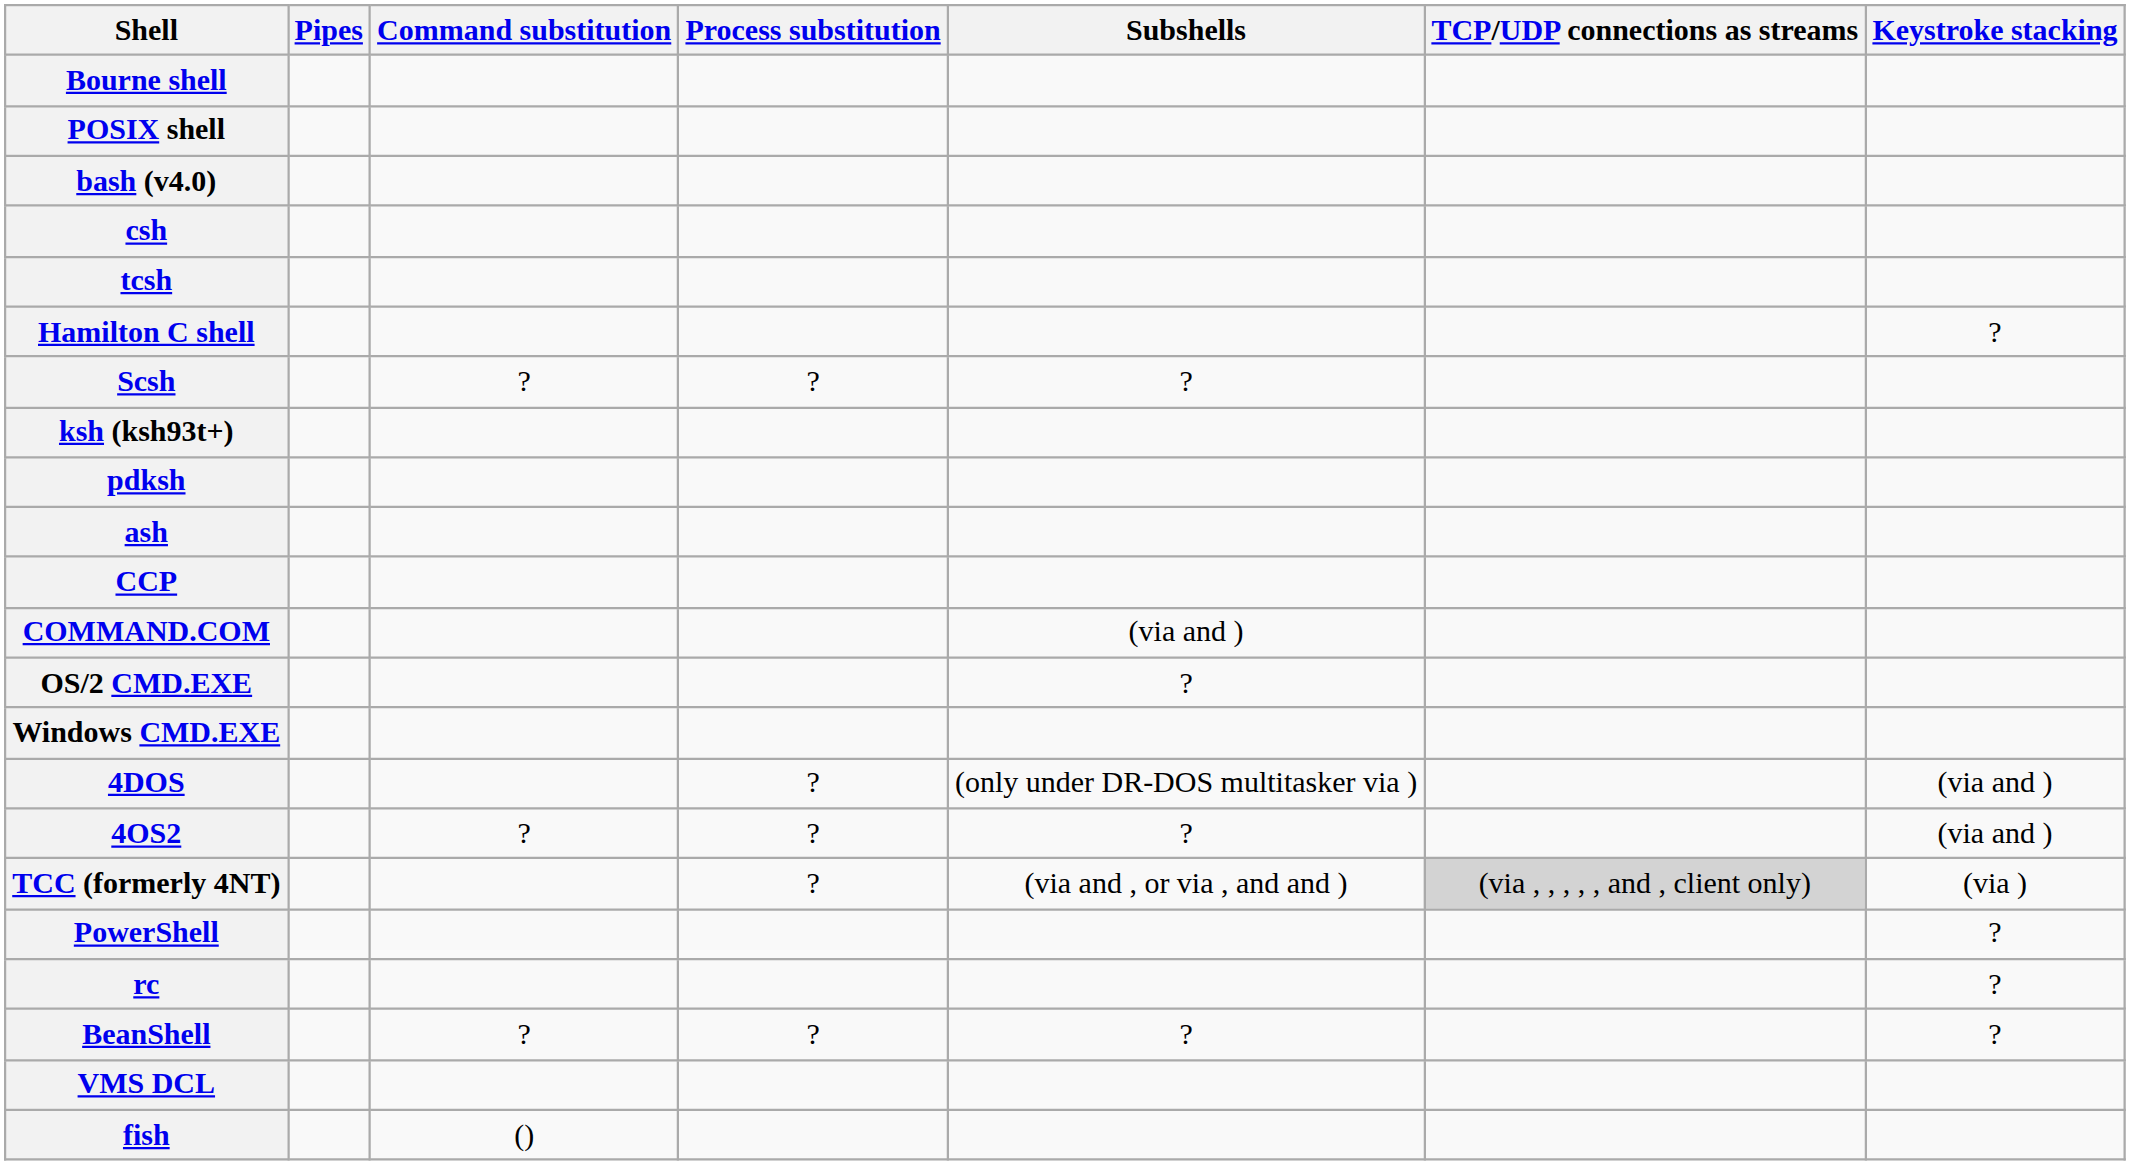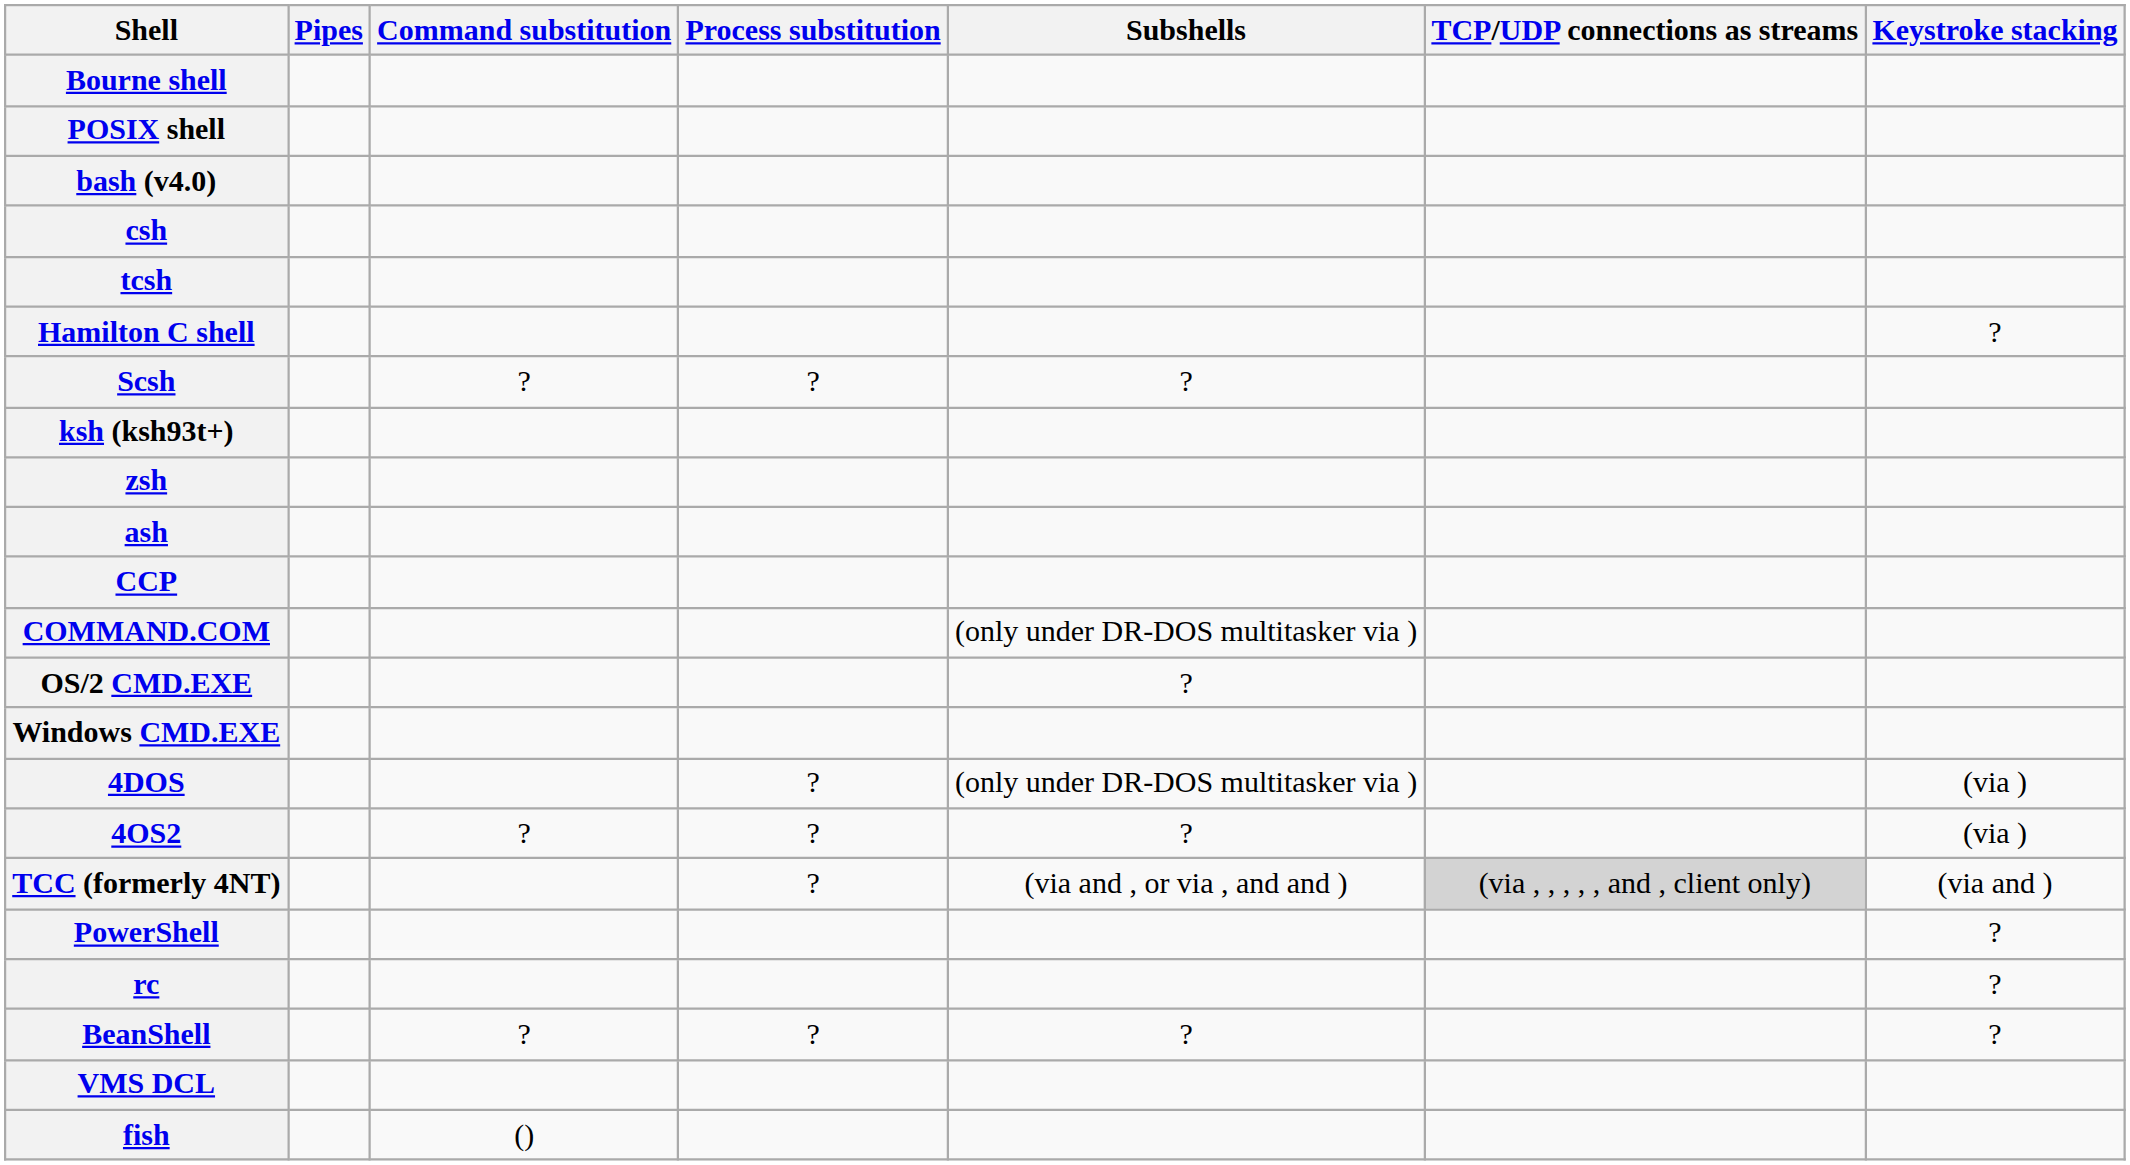- row: (146, 481)
+ row: (146, 481)
(1186, 632) (via and ) -> (1186, 632) (only under DR-DOS multitasker via )
(1995, 782) (via and ) -> (1995, 782) (via )
(1995, 833) (via and ) -> (1995, 833) (via )
(1995, 883) (via ) -> (1995, 883) (via and )
